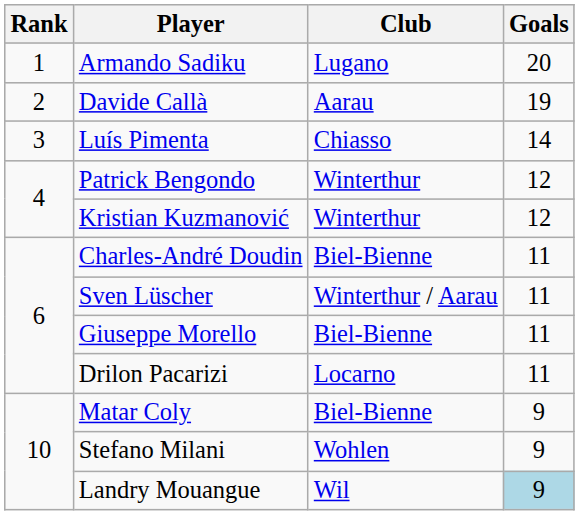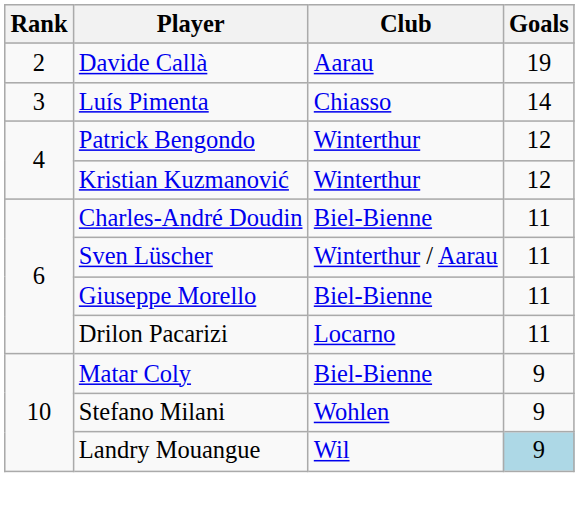- row: (162, 62)
